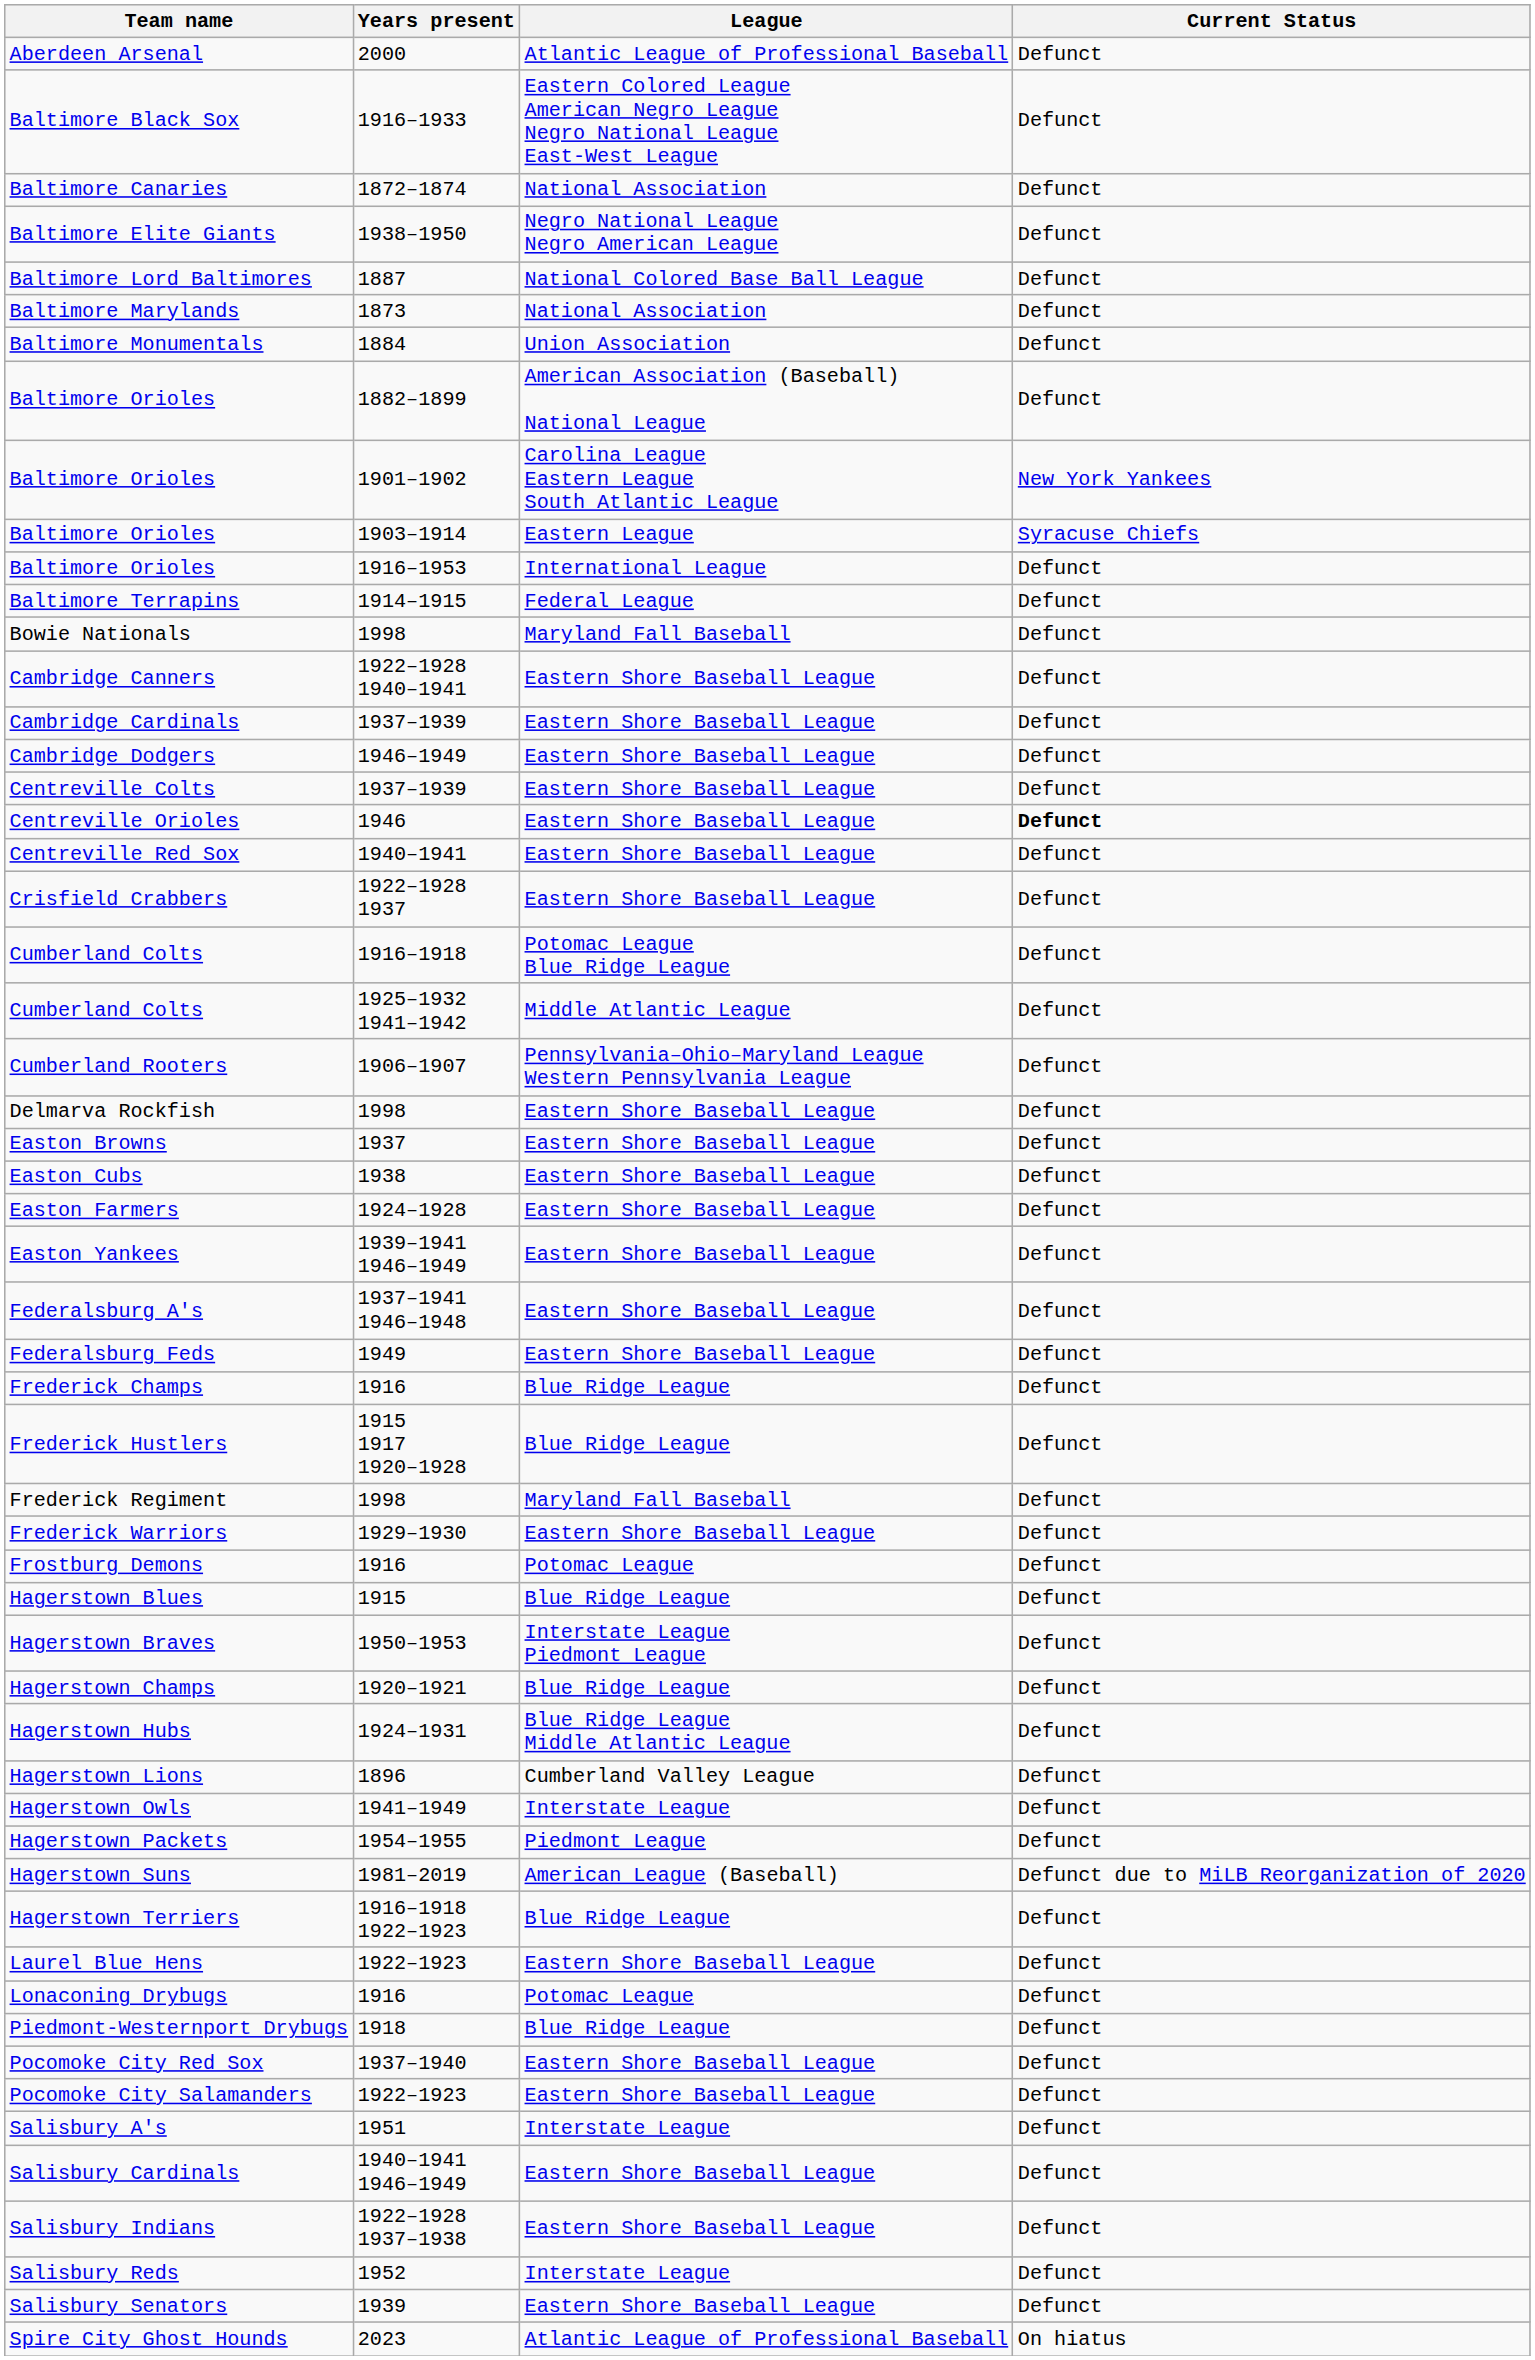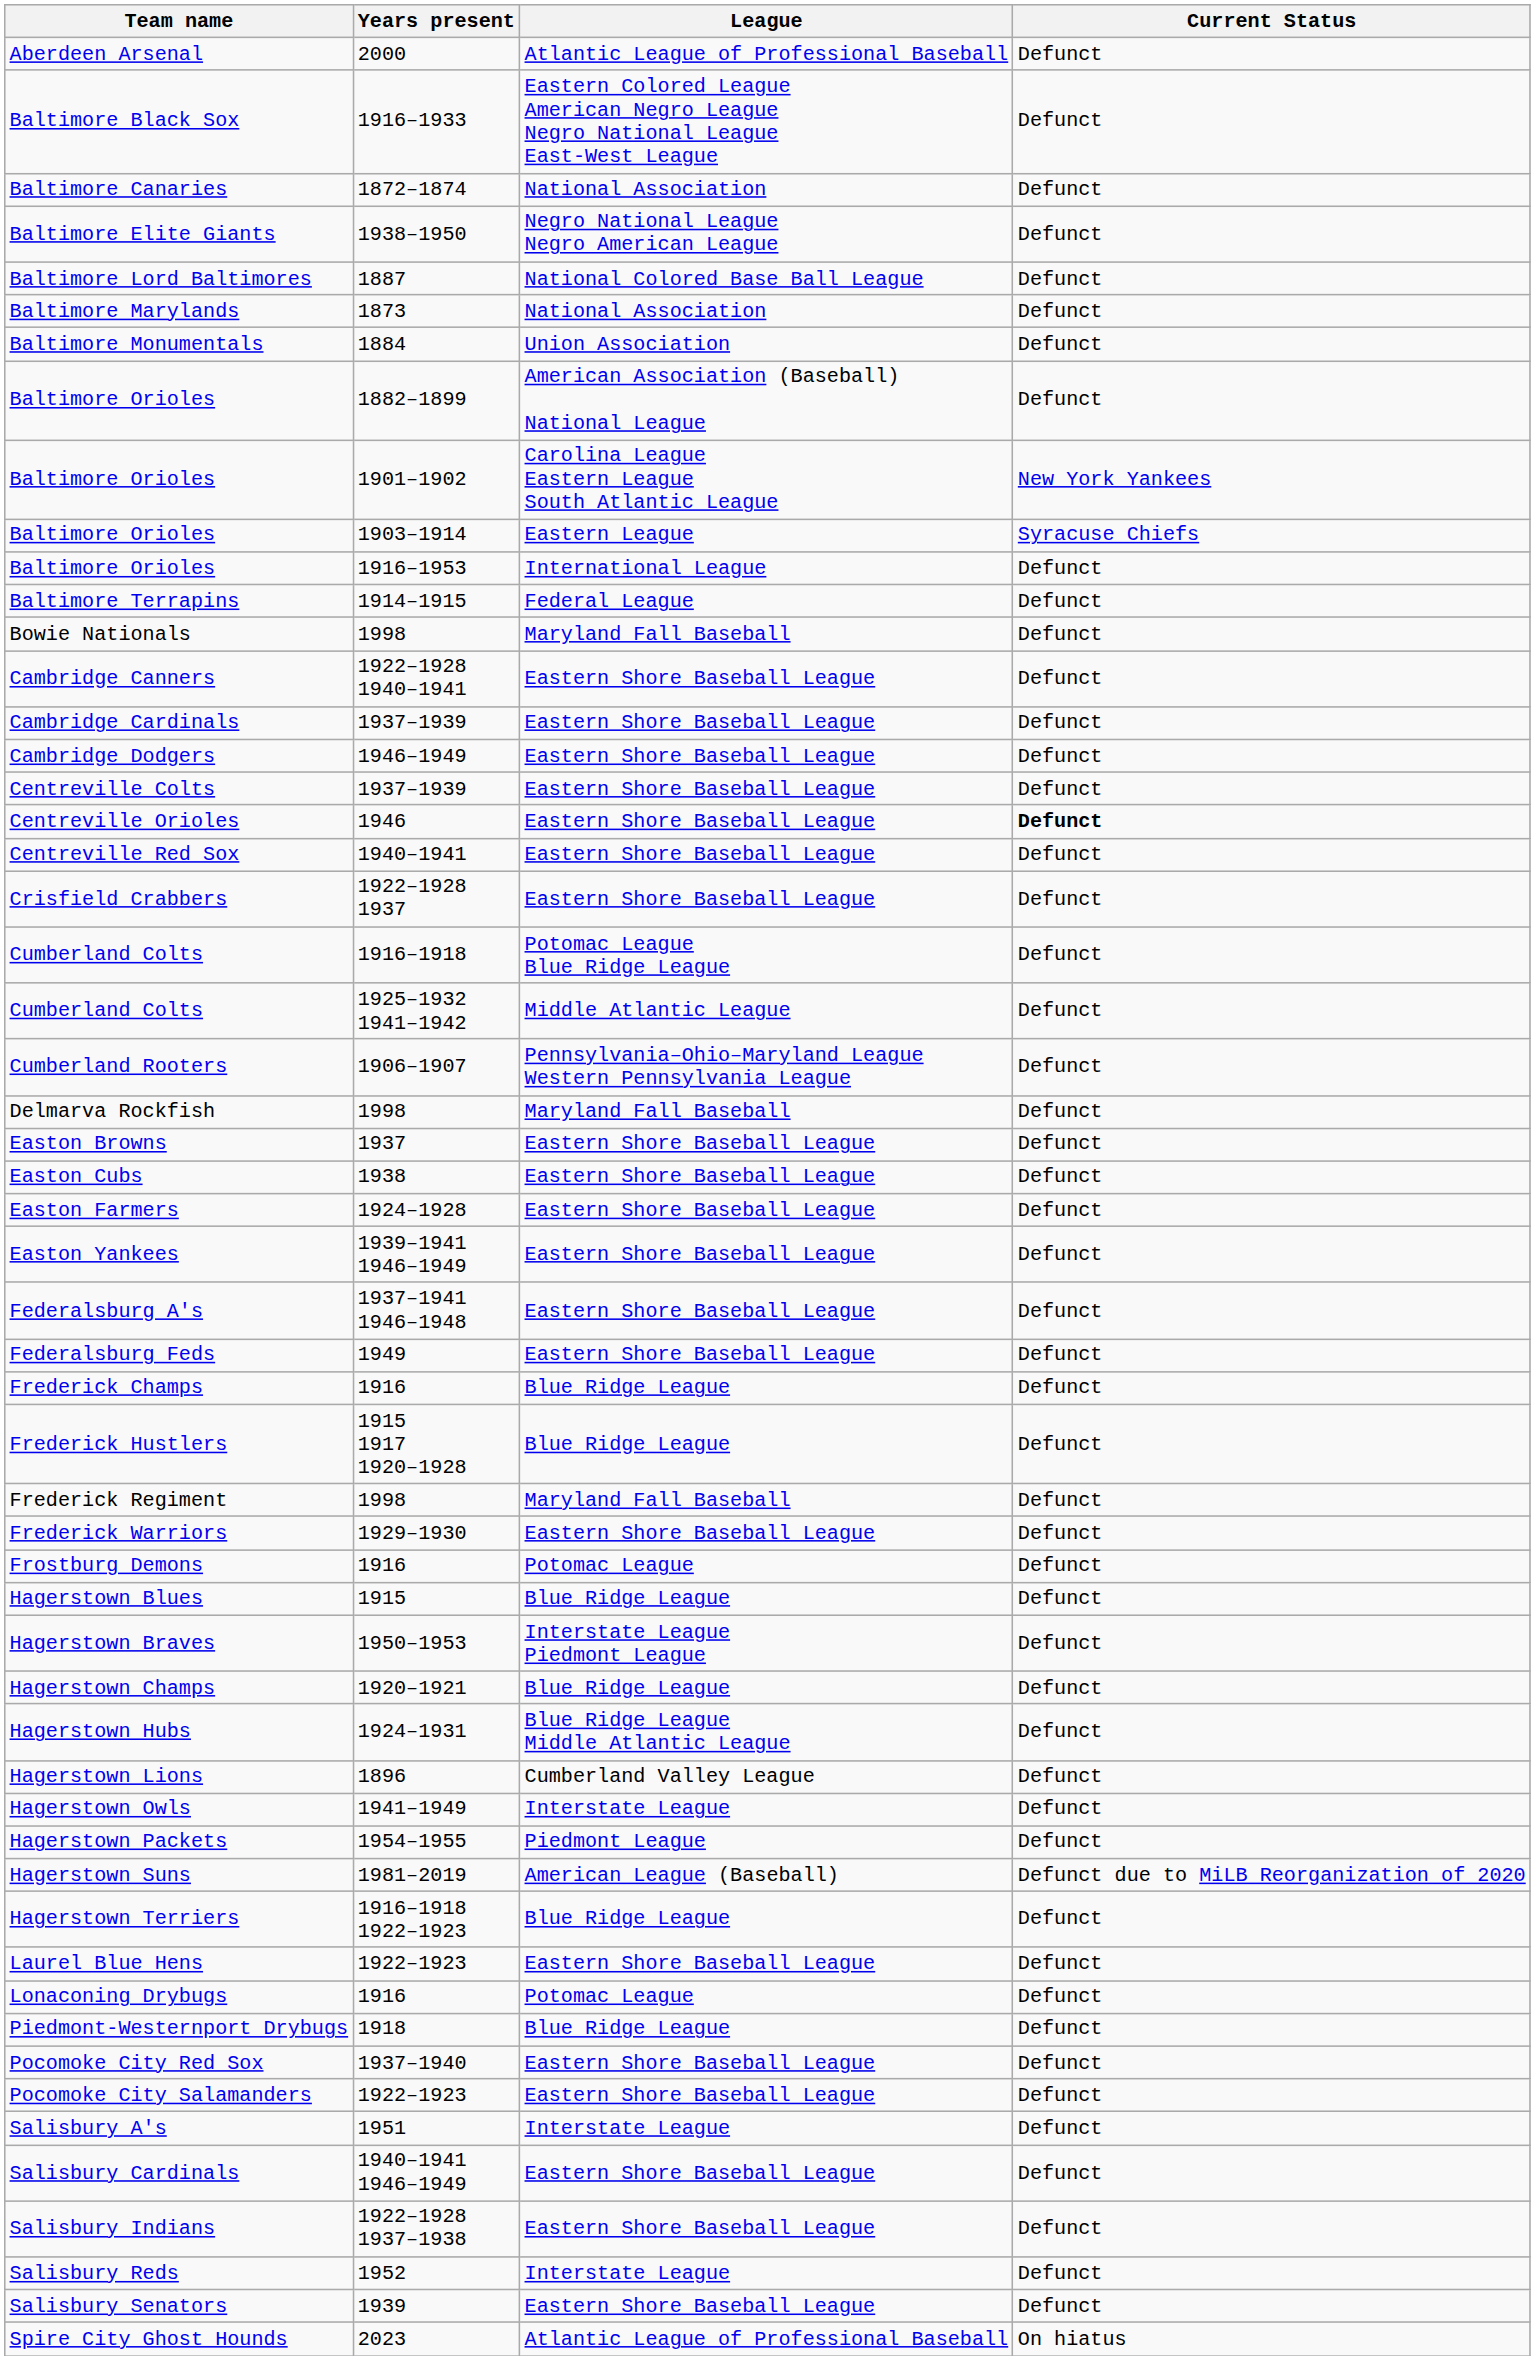(700, 1112) Eastern Shore Baseball League -> (658, 1112) Maryland Fall Baseball
